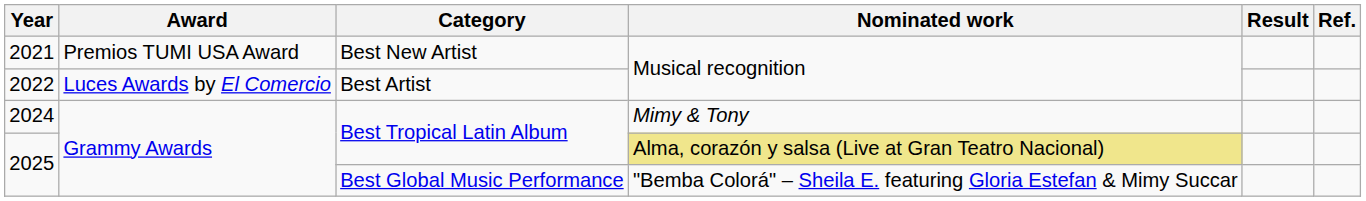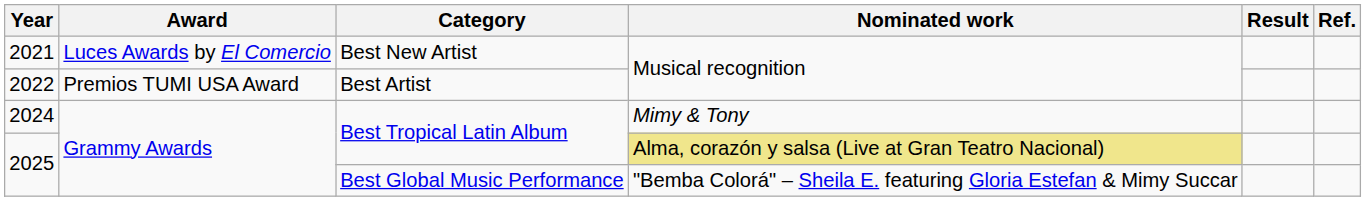(181, 52) Premios TUMI USA Award -> (197, 52) Luces Awards by El Comercio
(197, 84) Luces Awards by El Comercio -> (181, 84) Premios TUMI USA Award
